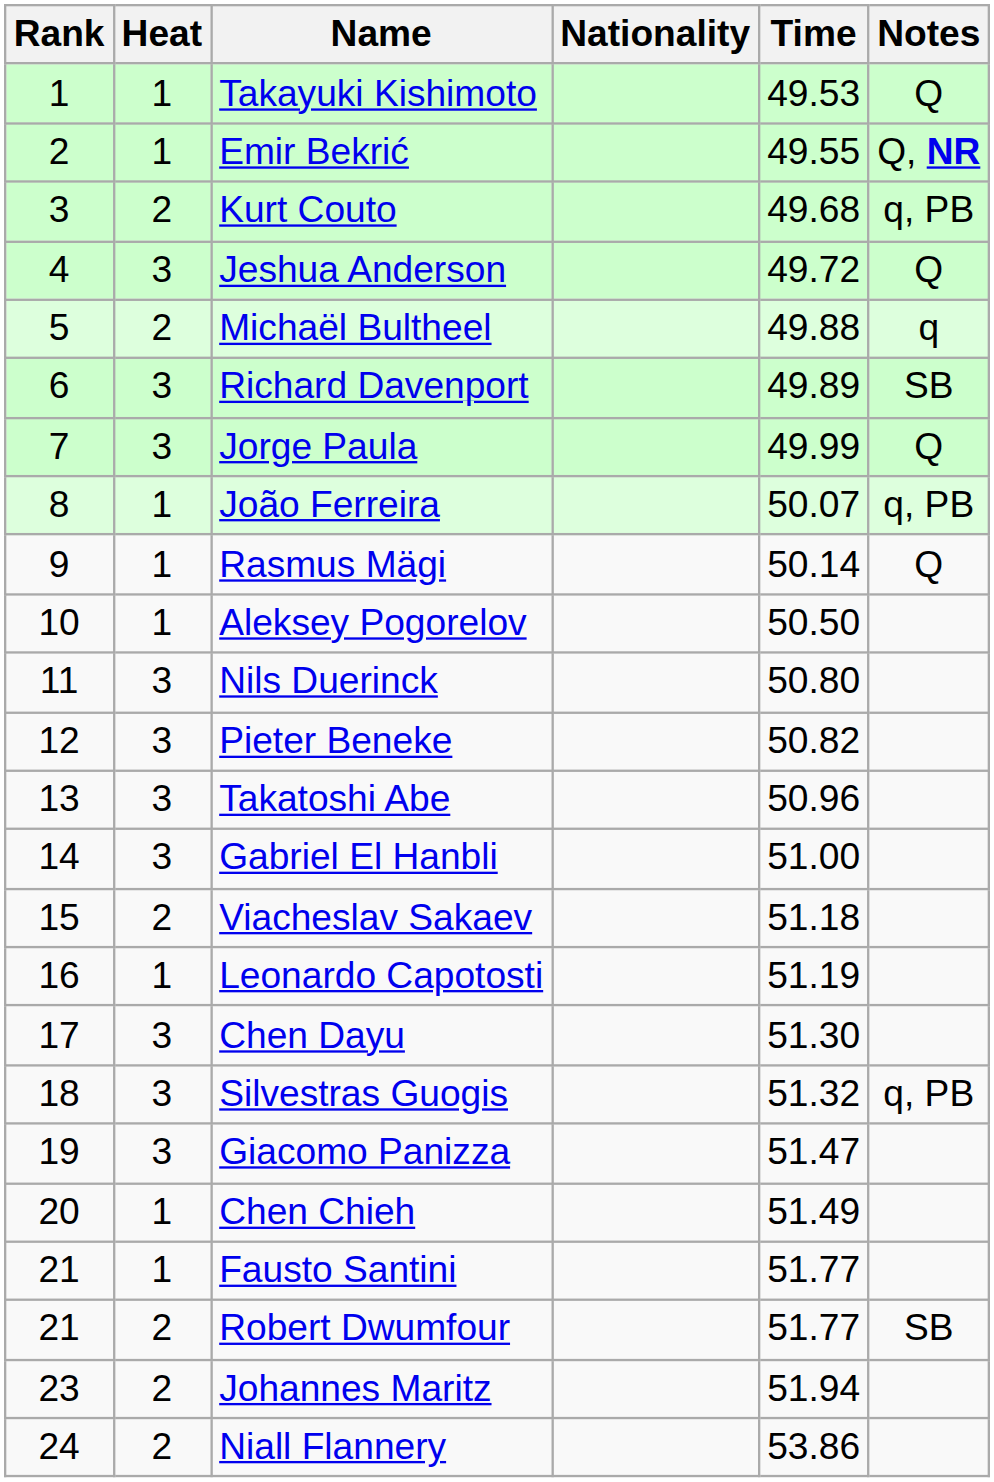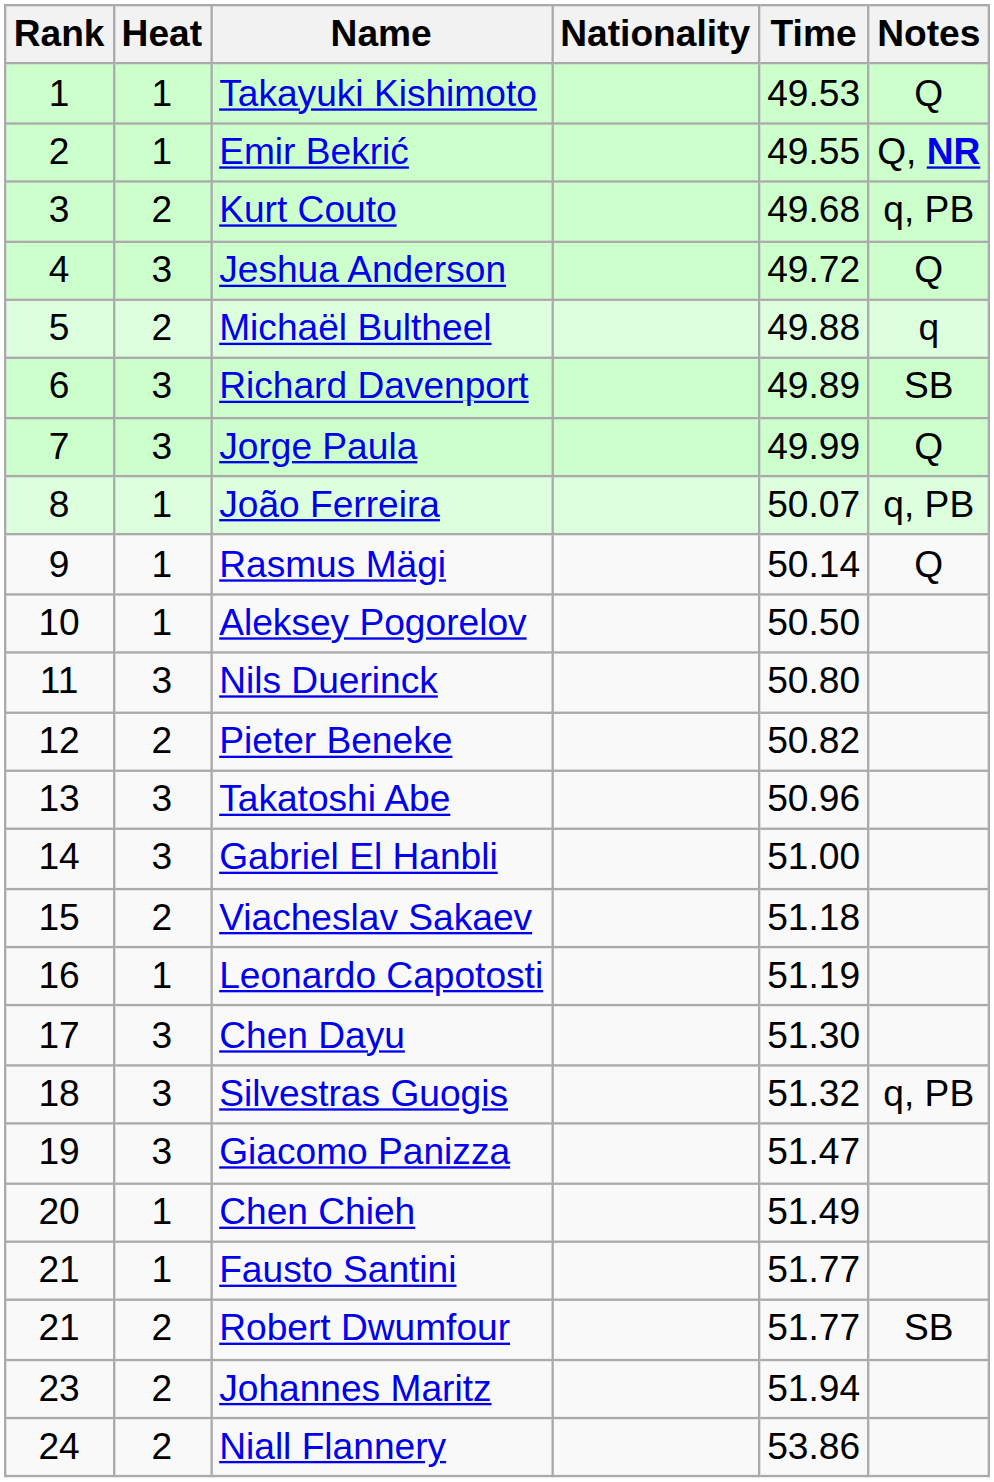(162, 740) 3 -> (162, 740) 2
